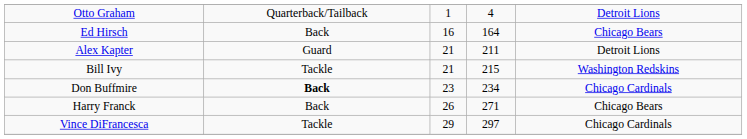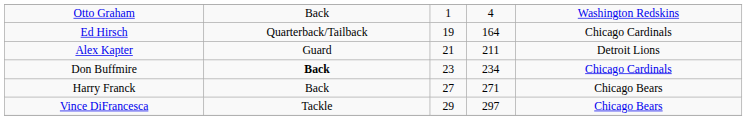(317, 13) Quarterback/Tailback -> (317, 13) Back
(628, 13) Detroit Lions -> (628, 13) Washington Redskins
(317, 32) Back -> (317, 32) Quarterback/Tailback
(448, 32) 16 -> (448, 32) 19
(628, 32) Chicago Bears -> (628, 32) Chicago Cardinals
- row: (104, 69)
(448, 106) 26 -> (448, 87) 27
(628, 124) Chicago Cardinals -> (628, 106) Chicago Bears
